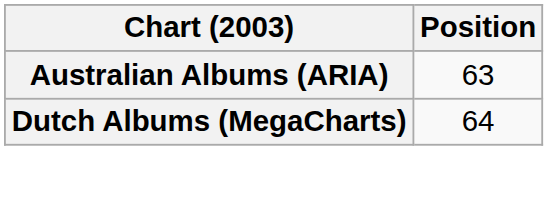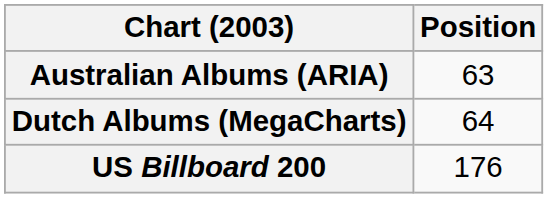+ row: (209, 167)
